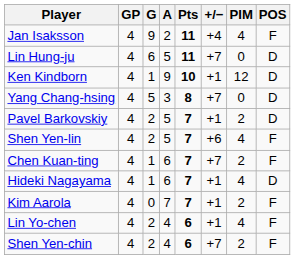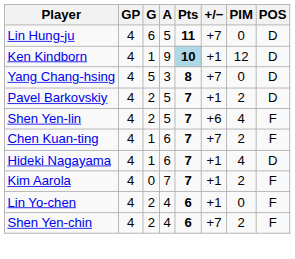- row: (46, 35)
(188, 77) no background -> (188, 56) lightblue background
(241, 222) 4 -> (241, 202) 0
